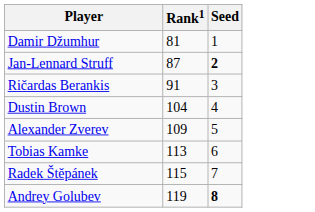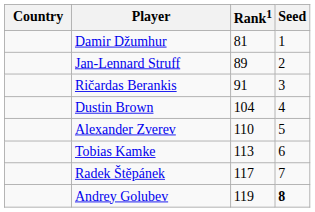+ column: (38, 17)
(173, 63) 87 -> (241, 63) 89
(215, 63) bold -> (282, 63) normal
(177, 129) 109 -> (244, 129) 110
(176, 173) 115 -> (244, 173) 117
